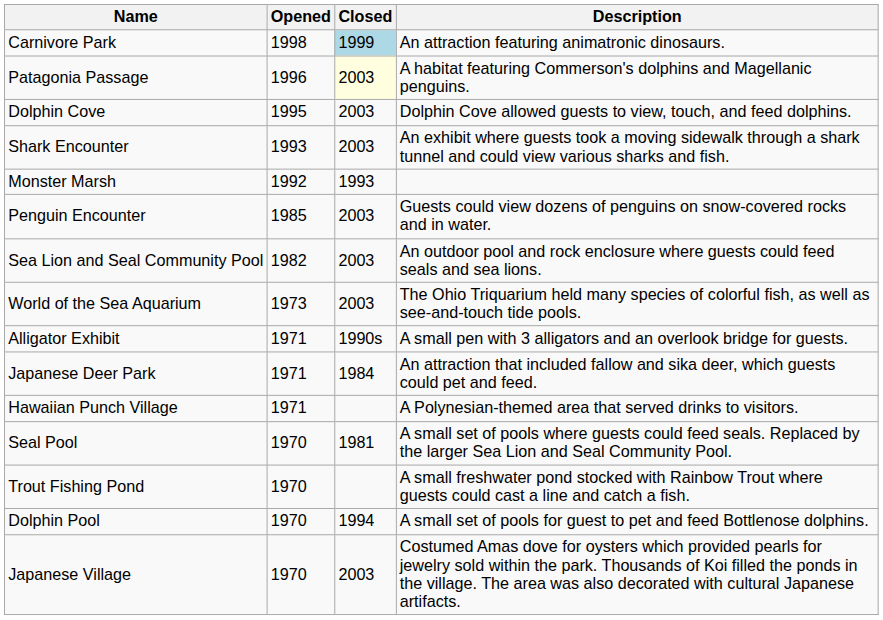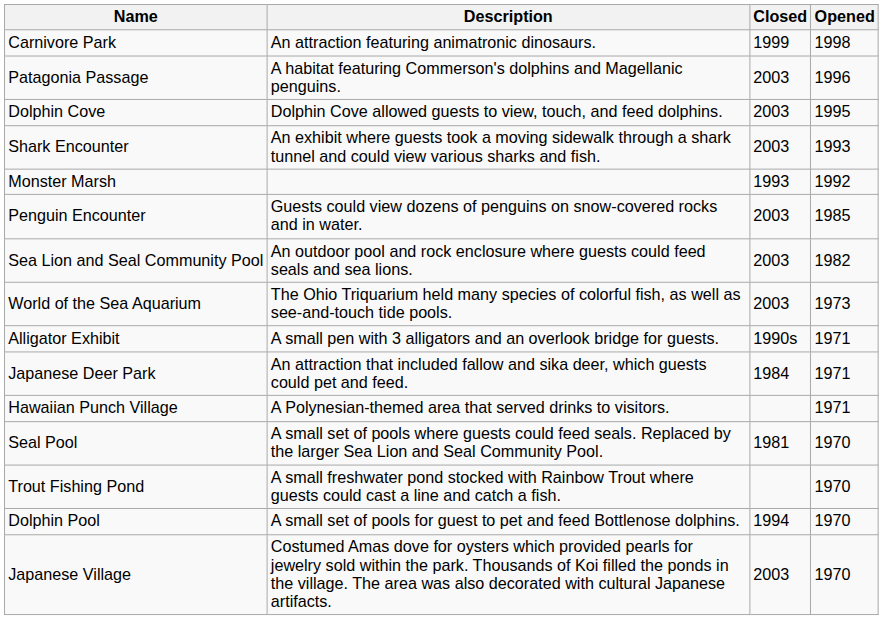columns swapped: (301, 17) <-> (637, 17)
(356, 42) lightblue background -> (771, 42) no background
(356, 77) lightyellow background -> (771, 77) no background
